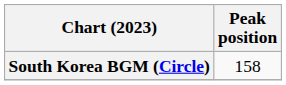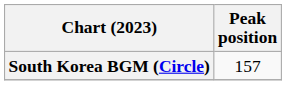(248, 65) 158 -> (248, 65) 157
